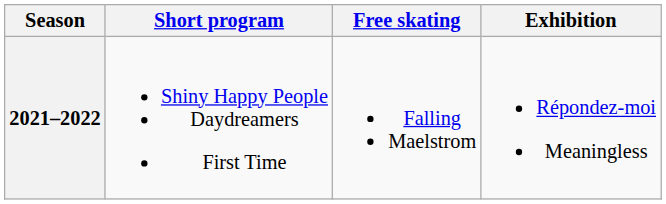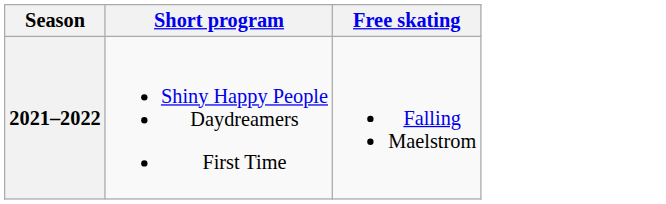- column: (571, 20)
